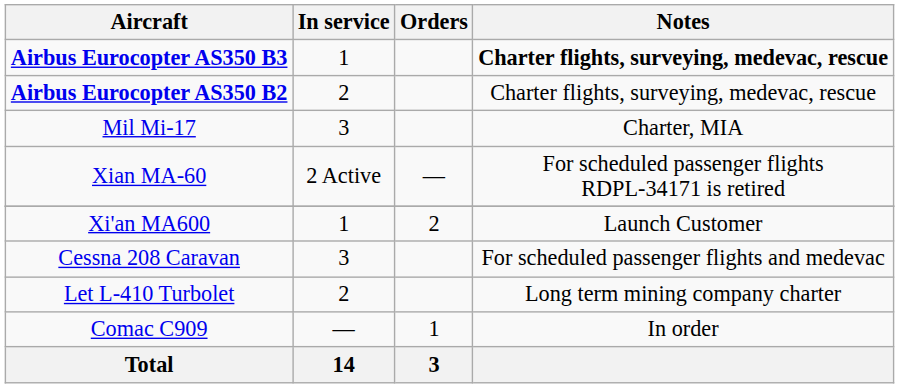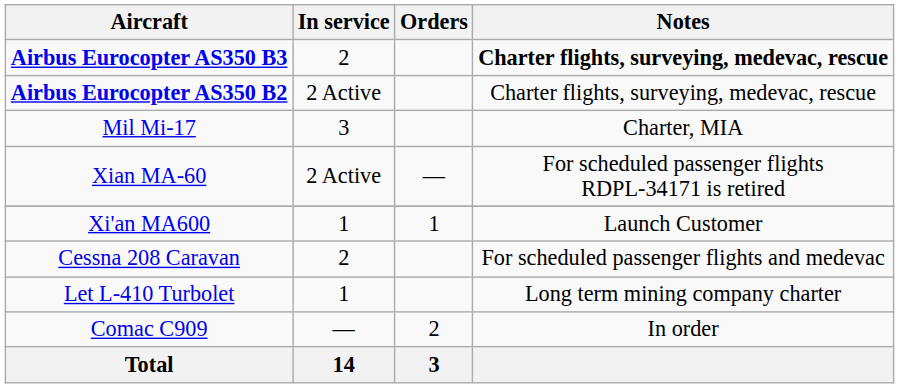(344, 57) 1 -> (344, 57) 2
(344, 92) 2 -> (344, 92) 2 Active
(434, 223) 2 -> (434, 223) 1
(344, 258) 3 -> (344, 258) 2
(344, 294) 2 -> (344, 294) 1
(434, 329) 1 -> (434, 329) 2
